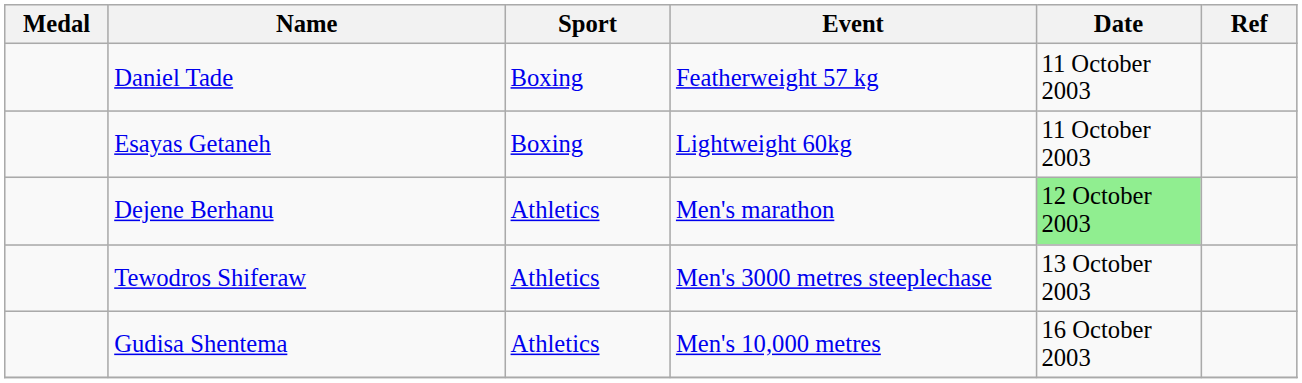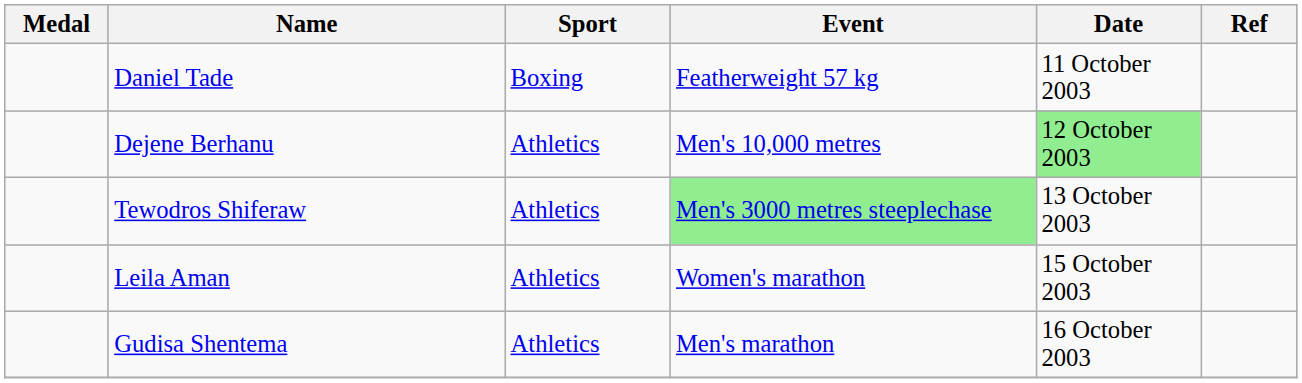- row: (193, 143)
(755, 210) Men's marathon -> (778, 143) Men's 10,000 metres
(834, 277) no background -> (834, 210) lightgreen background
+ row: (172, 277)
(778, 344) Men's 10,000 metres -> (755, 344) Men's marathon
